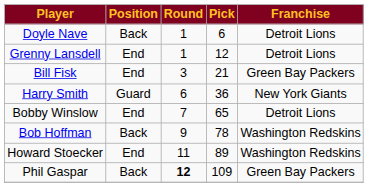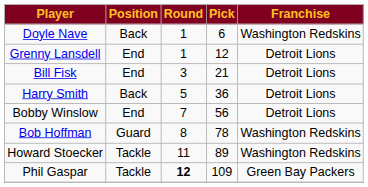(301, 34) Detroit Lions -> (301, 34) Washington Redskins
(301, 73) Green Bay Packers -> (301, 73) Detroit Lions
(133, 93) Guard -> (133, 93) Back
(183, 93) 6 -> (183, 93) 5
(301, 93) New York Giants -> (301, 93) Detroit Lions
(222, 113) 65 -> (222, 113) 56
(133, 133) Back -> (133, 133) Guard
(183, 133) 9 -> (183, 133) 8
(133, 152) End -> (133, 152) Tackle
(133, 172) Back -> (133, 172) Tackle
